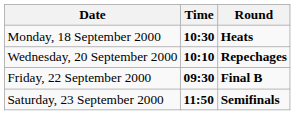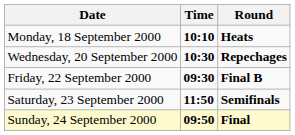(199, 36) 10:30 -> (199, 36) 10:10
(199, 57) 10:10 -> (199, 57) 10:30
+ row: (82, 120)
